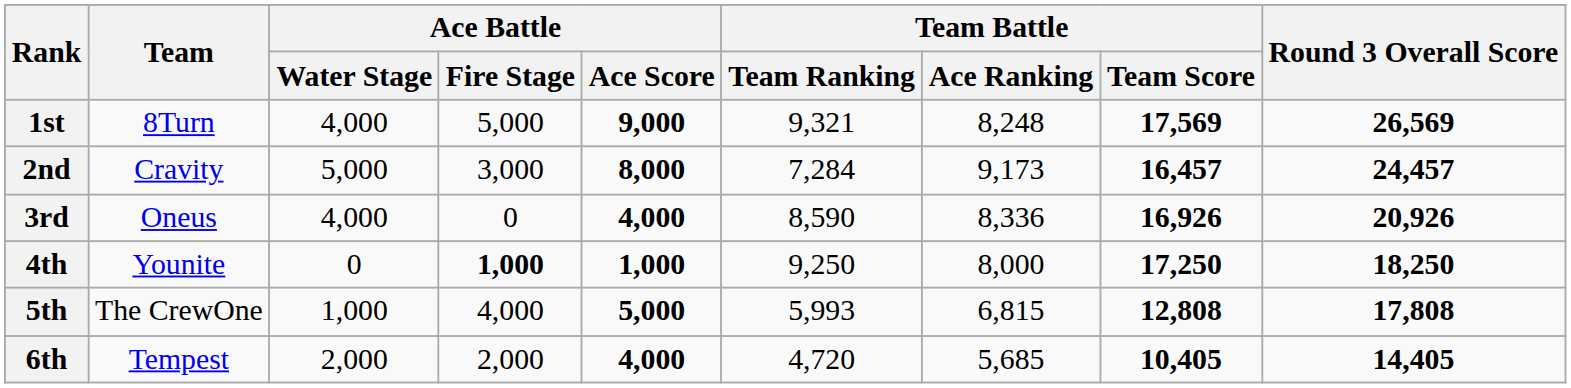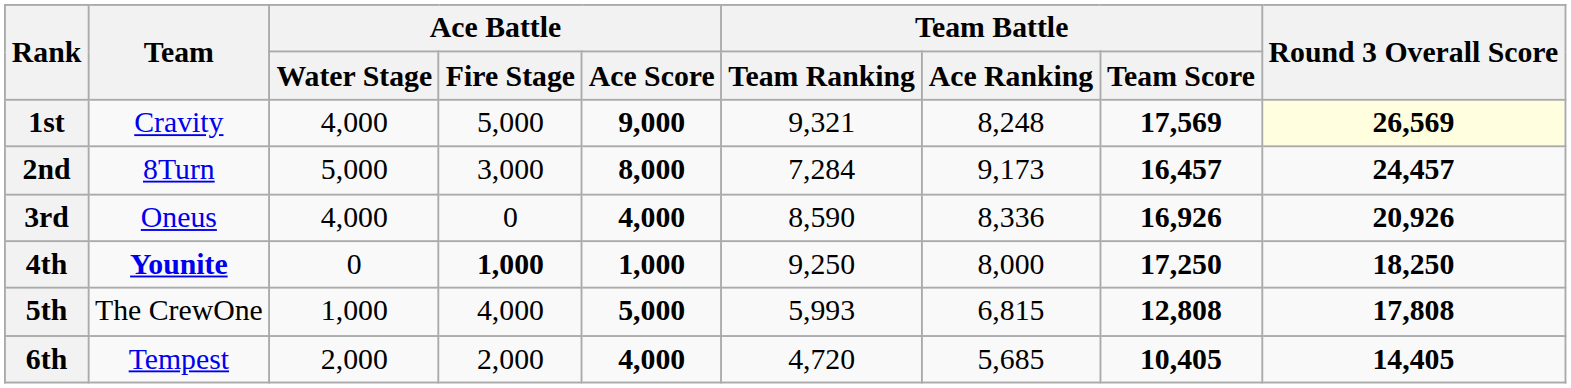(179, 122) 8Turn -> (179, 122) Cravity
(1413, 122) no background -> (1413, 122) lightyellow background
(179, 169) Cravity -> (179, 169) 8Turn
(179, 264) normal -> (179, 264) bold
